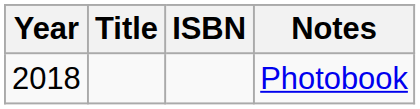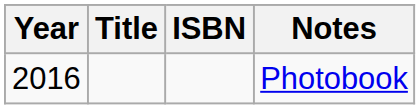(46, 77) 2018 -> (46, 77) 2016
